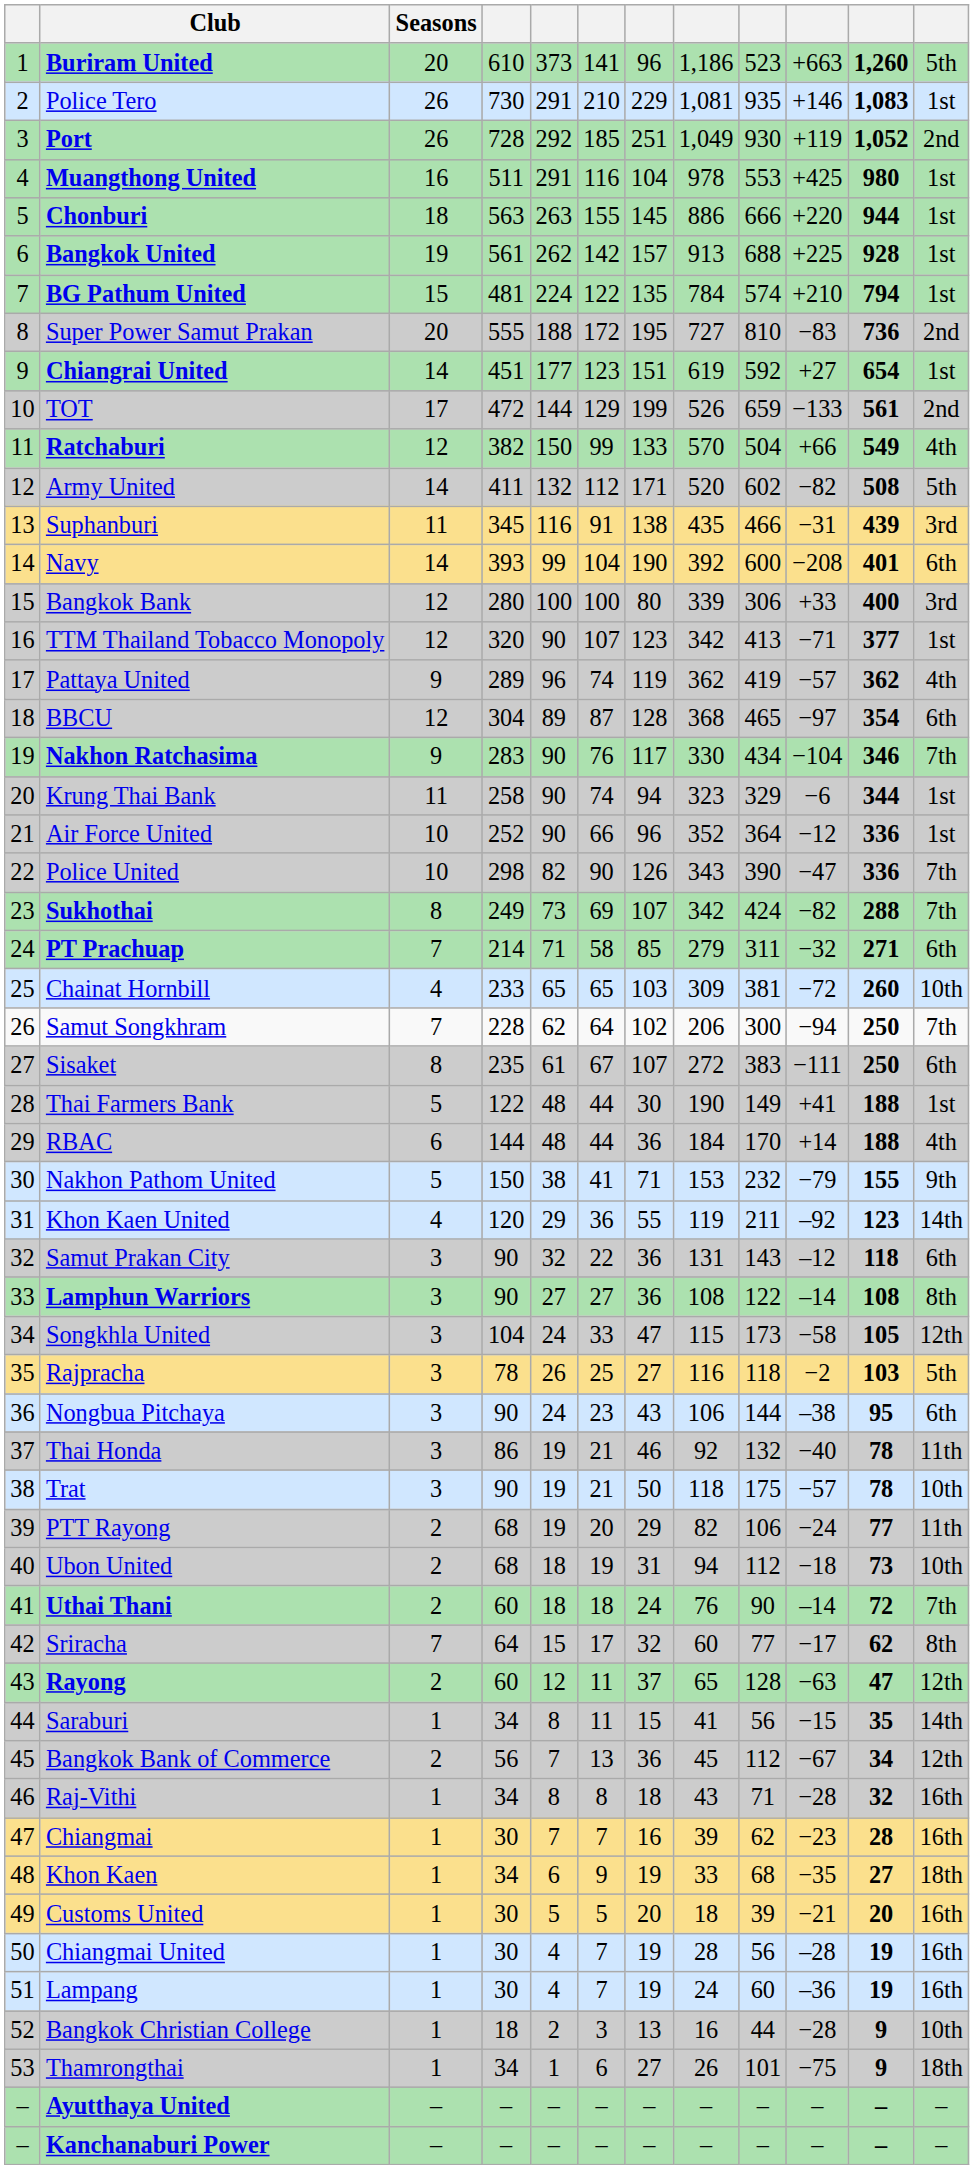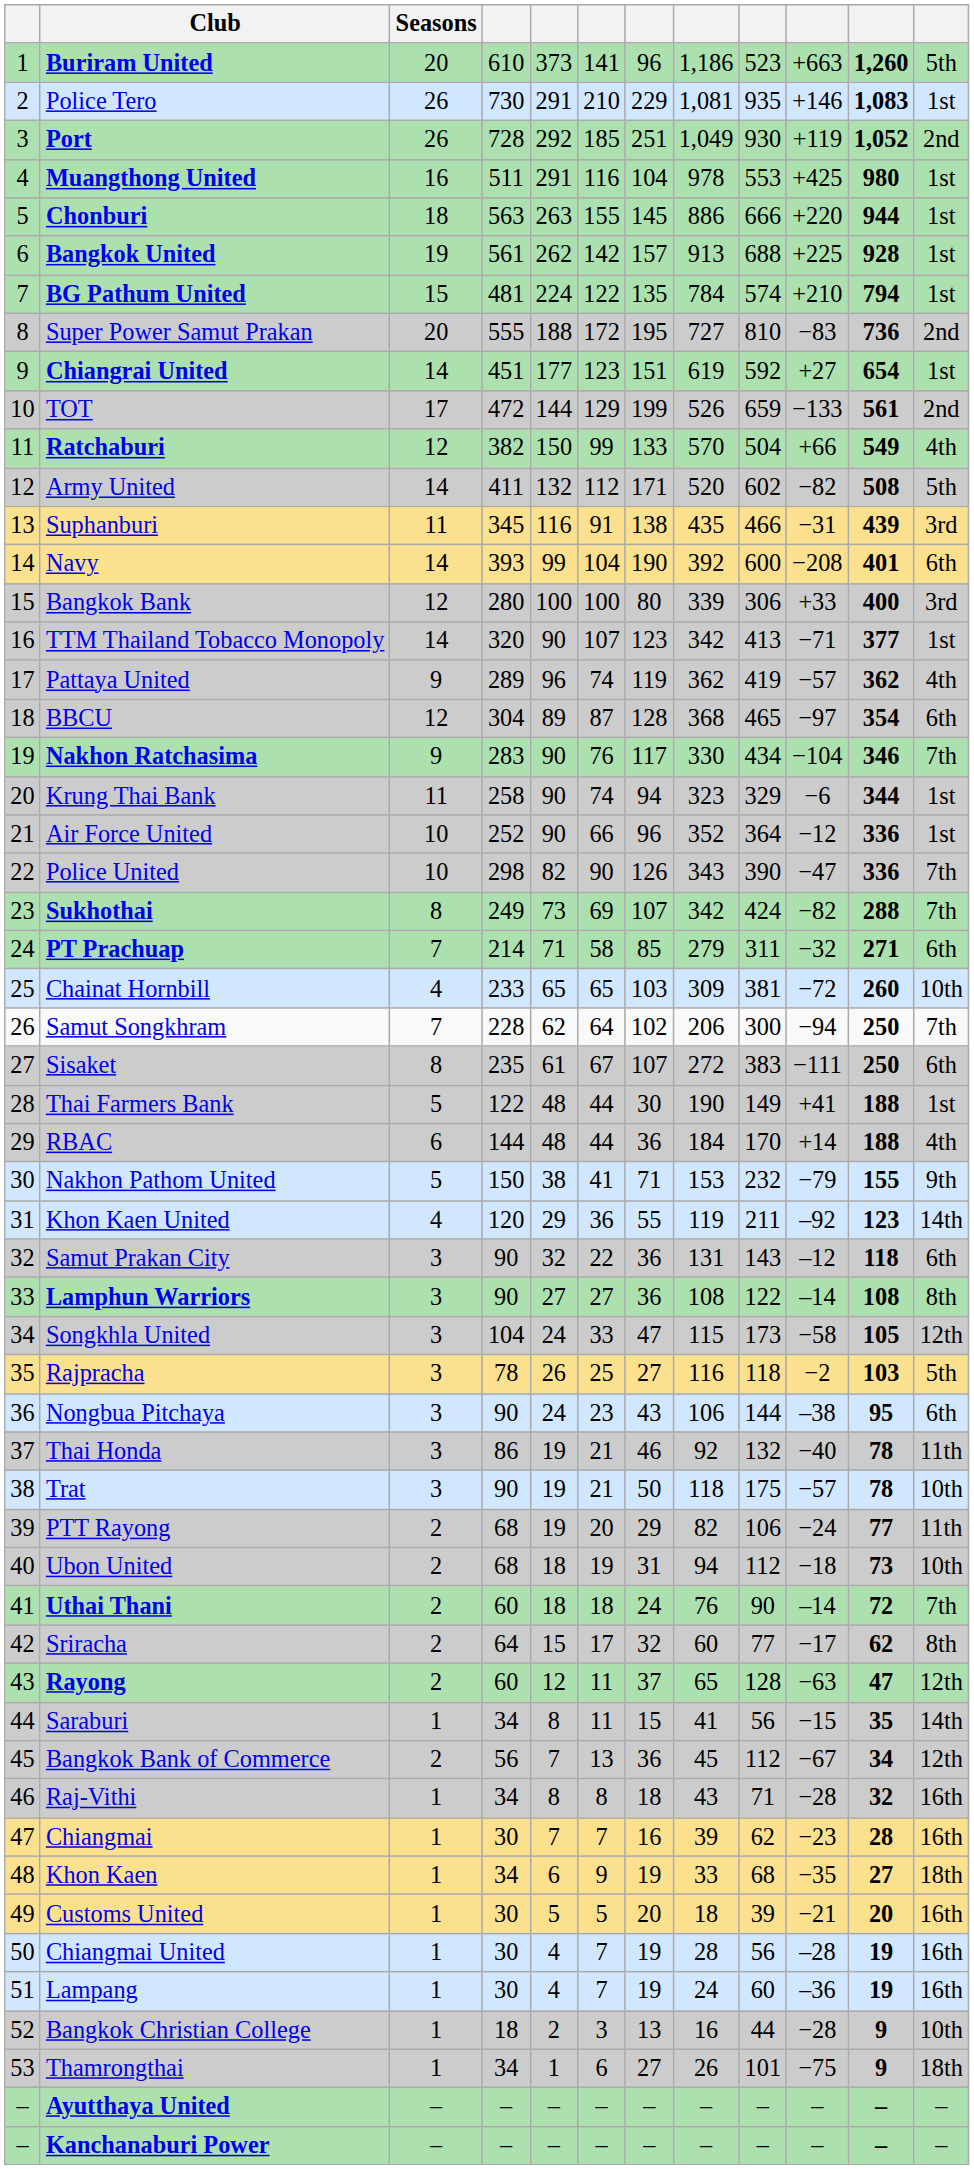(436, 640) 12 -> (436, 640) 14
(436, 1643) 7 -> (436, 1643) 2
